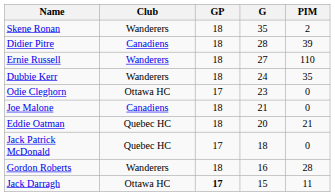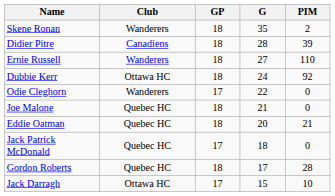(147, 76) Wanderers -> (147, 76) Ottawa HC
(307, 76) 35 -> (307, 76) 92
(147, 92) Ottawa HC -> (147, 92) Wanderers
(262, 92) 23 -> (262, 92) 22
(147, 108) Canadiens -> (147, 108) Quebec HC
(147, 167) Wanderers -> (147, 167) Quebec HC
(262, 167) 16 -> (262, 167) 17
(218, 183) bold -> (218, 183) normal
(307, 183) 11 -> (307, 183) 10
